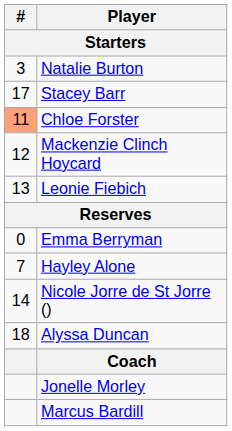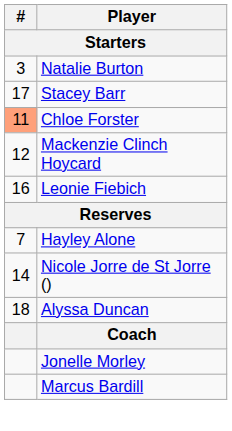(21, 189) 13 -> (21, 189) 16
- row: (102, 240)
